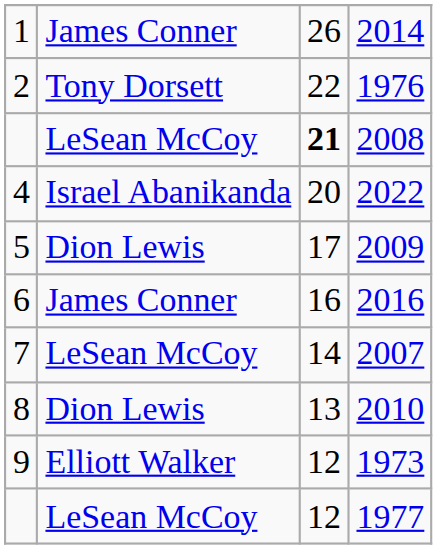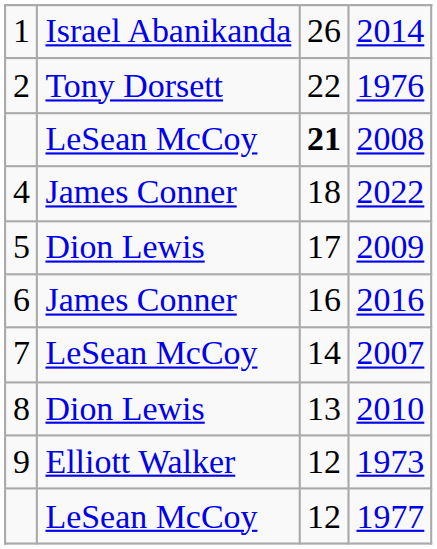(141, 31) James Conner -> (168, 31) Israel Abanikanda
(168, 192) Israel Abanikanda -> (141, 192) James Conner
(324, 192) 20 -> (324, 192) 18
